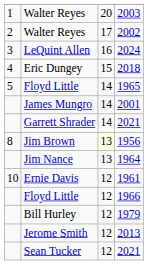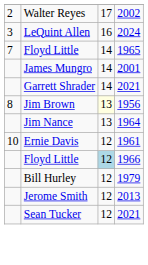- row: (55, 13)
- row: (53, 68)
(10, 86) 5 -> (10, 50) 7
(106, 196) no background -> (106, 159) lightblue background
